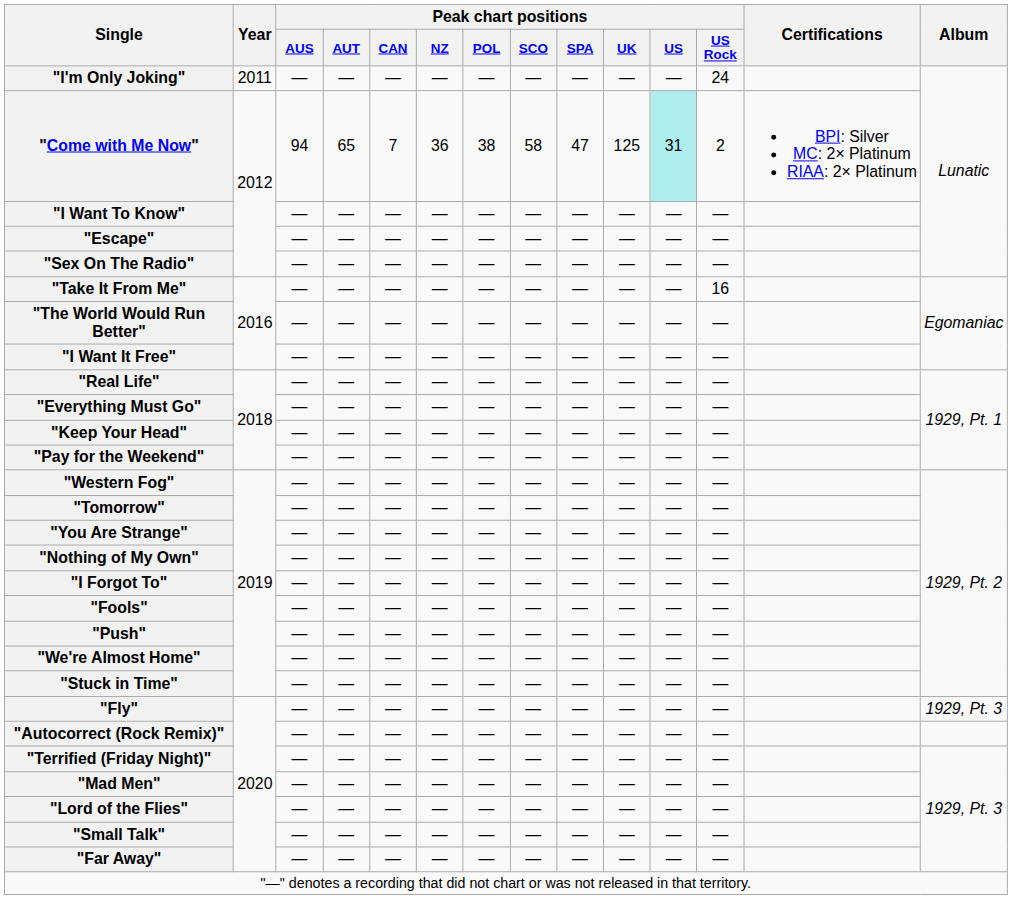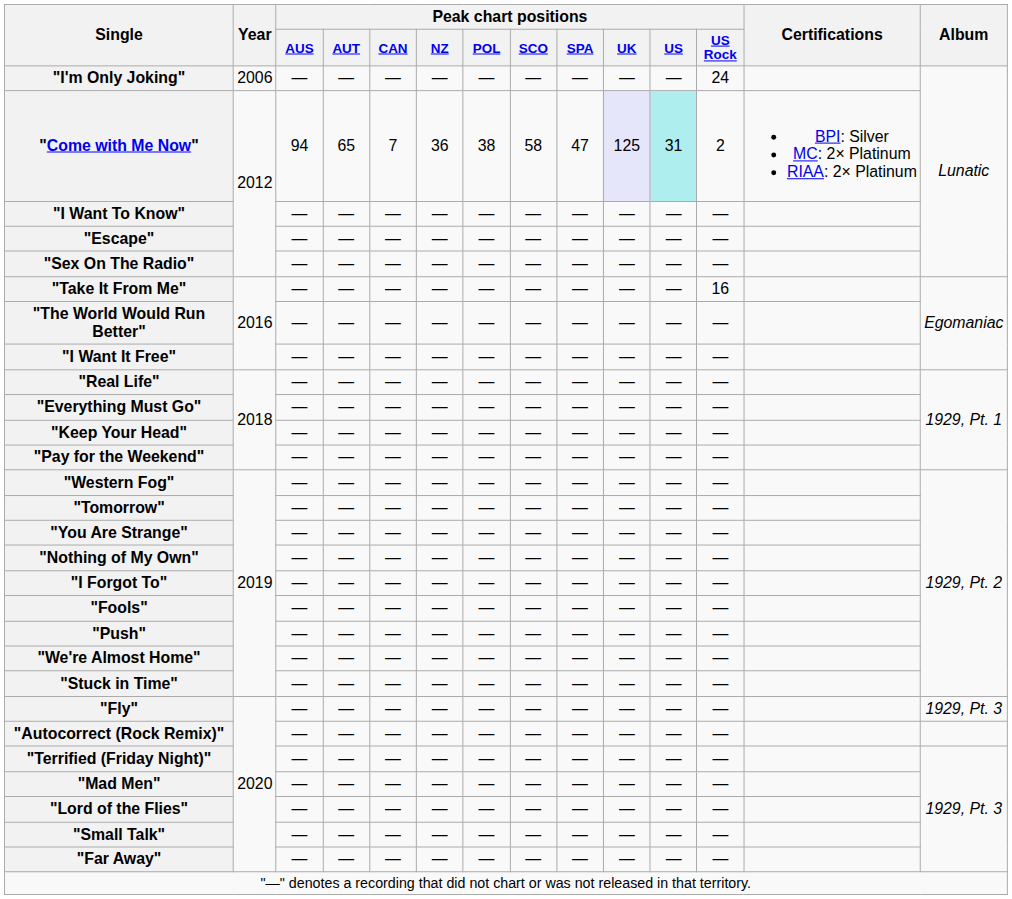(255, 78) 2011 -> (255, 78) 2006
(627, 145) no background -> (627, 145) lavender background
